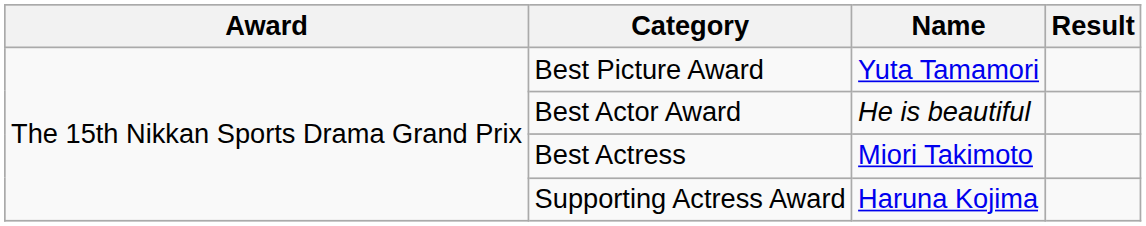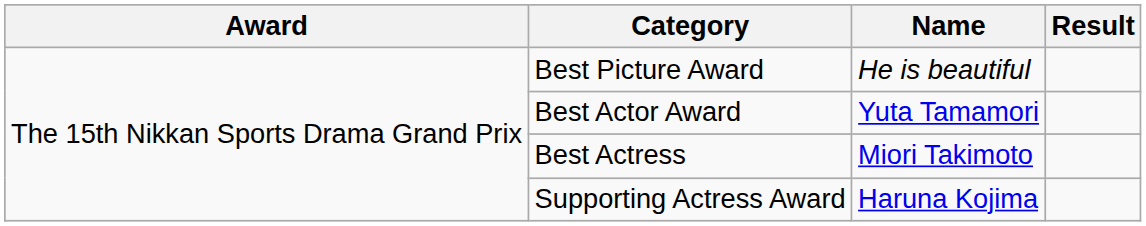(949, 69) Yuta Tamamori -> (944, 69) He is beautiful
(944, 112) He is beautiful -> (949, 112) Yuta Tamamori
